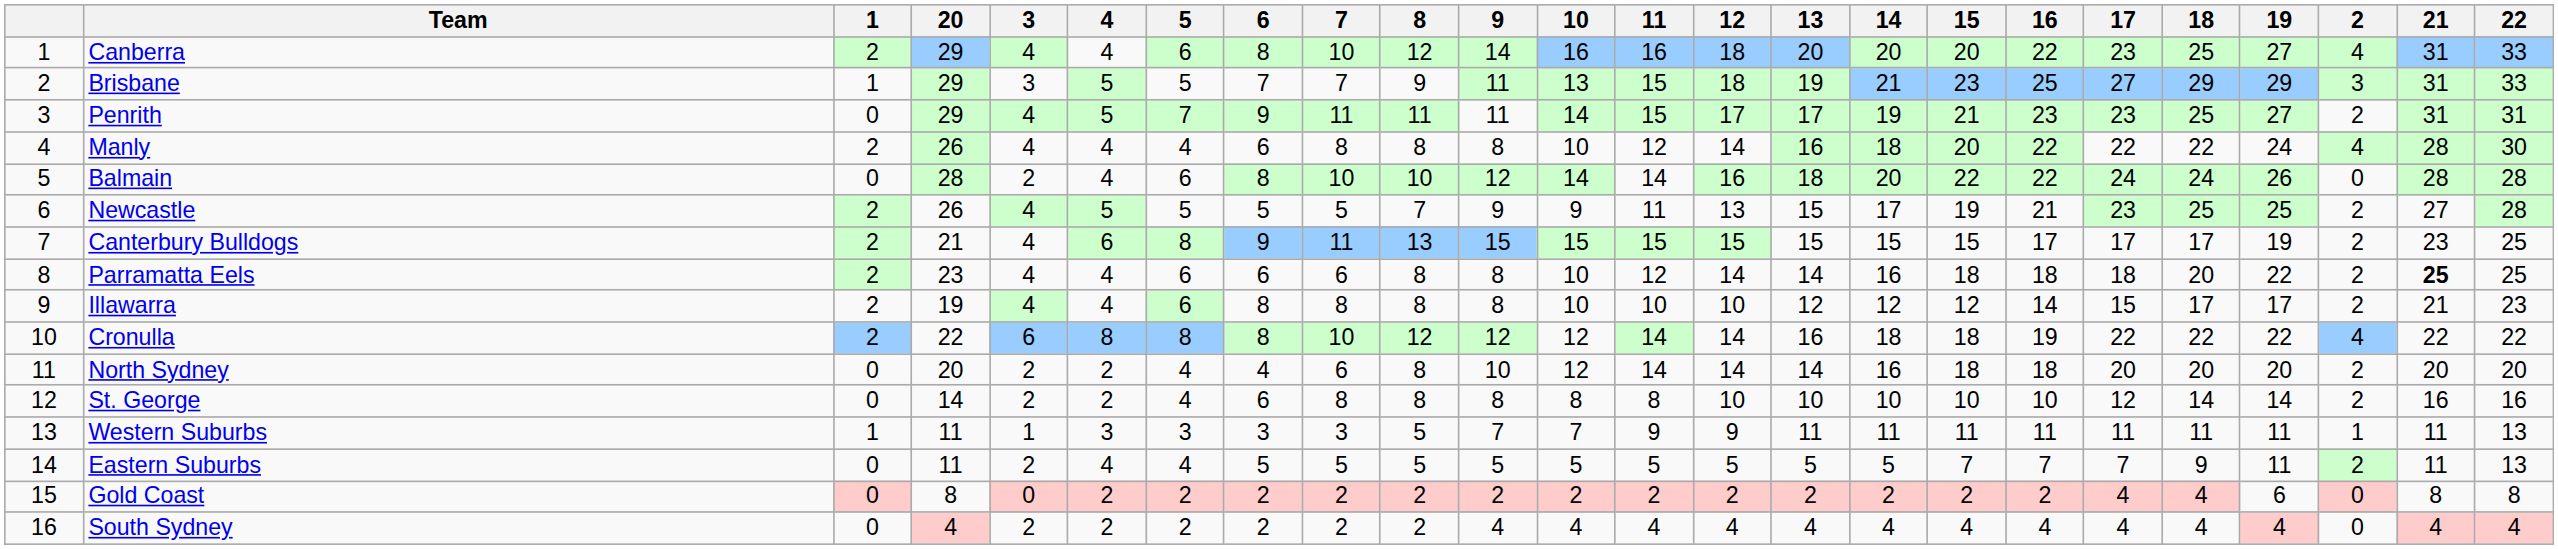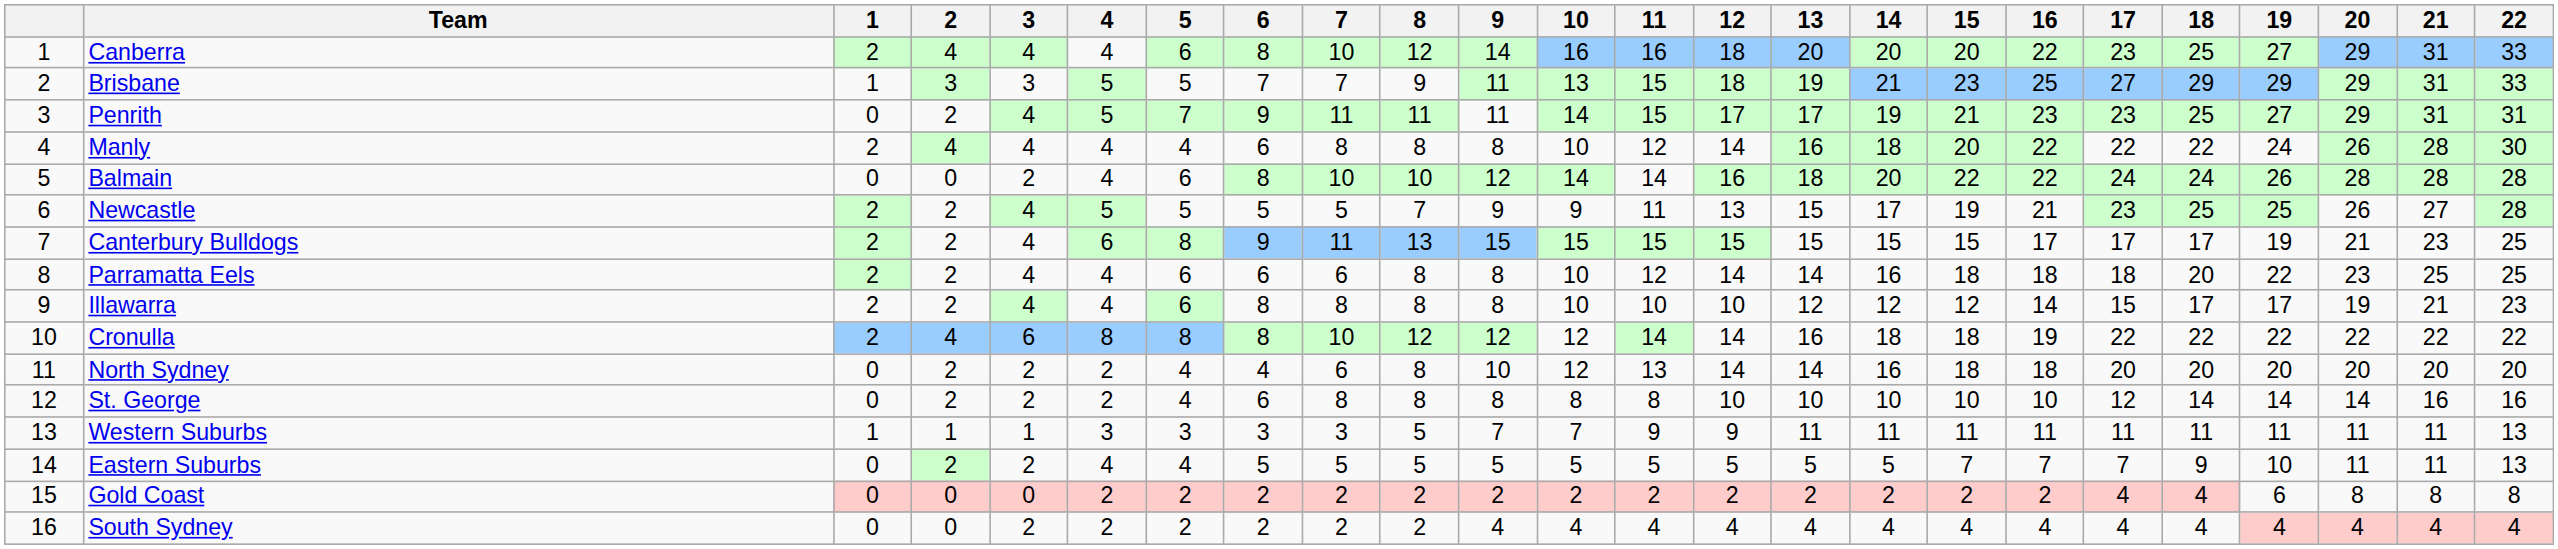columns swapped: (2358, 20) <-> (951, 20)
(2436, 274) bold -> (2436, 274) normal
(1654, 369) 14 -> (1654, 369) 13
(2279, 464) 11 -> (2279, 464) 10
